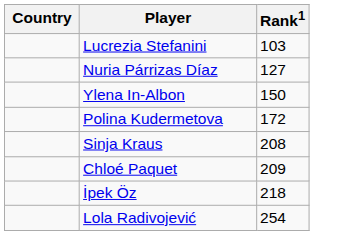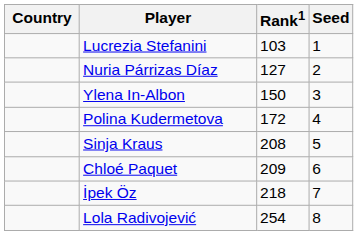+ column: (331, 18)
